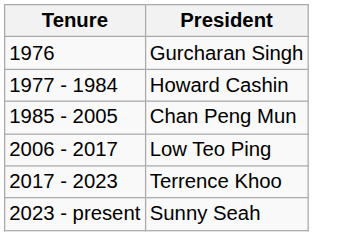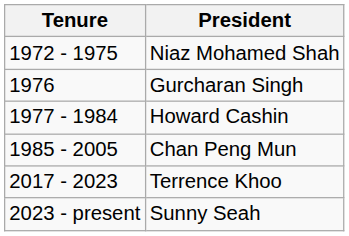+ row: (245, 52)
- row: (211, 149)
